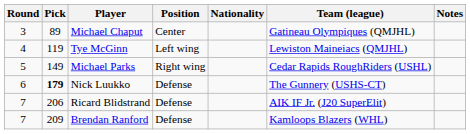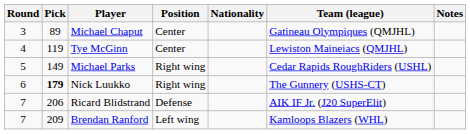(177, 48) Left wing -> (170, 48) Center
(174, 84) Defense -> (180, 84) Right wing
(174, 119) Defense -> (177, 119) Left wing
